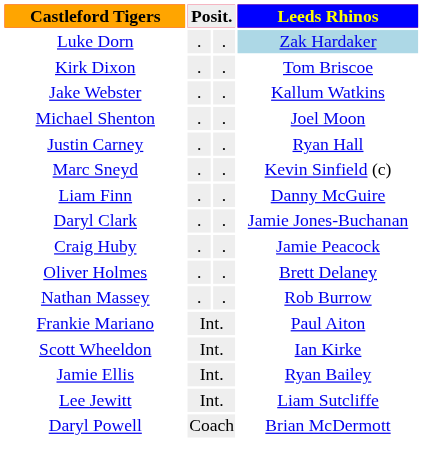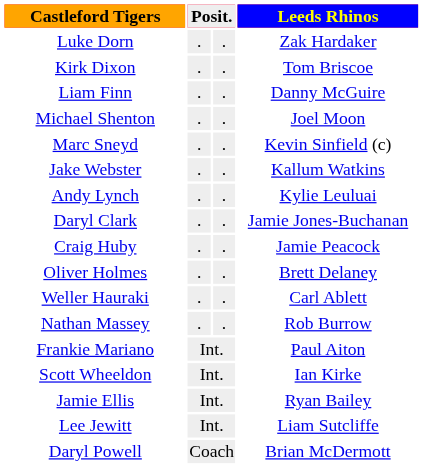(328, 41) lightblue background -> (328, 41) no background
rows swapped: (95, 92) <-> (95, 195)
- row: (95, 144)
+ row: (95, 195)
+ row: (95, 297)
